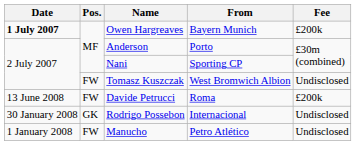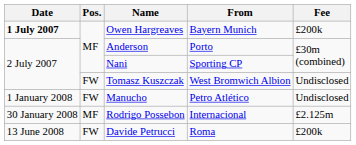rows swapped: (127, 132) <-> (141, 98)
(90, 115) GK -> (90, 115) MF
(322, 115) Undisclosed -> (314, 115) £2.125m
